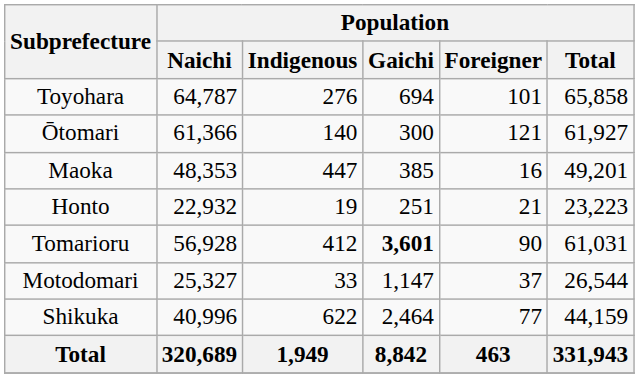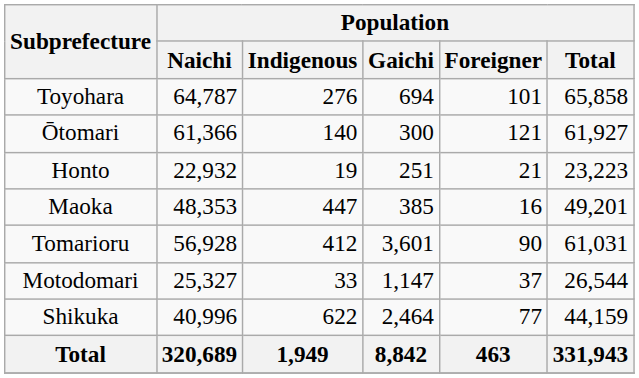rows swapped: (81, 206) <-> (81, 170)
(408, 243) bold -> (408, 243) normal
